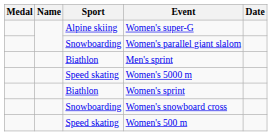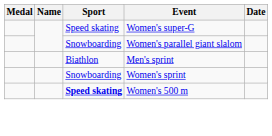(91, 28) Alpine skiing -> (92, 28) Speed skating
- row: (159, 75)
(82, 91) Biathlon -> (93, 75) Snowboarding
- row: (176, 107)
(92, 123) normal -> (94, 91) bold
